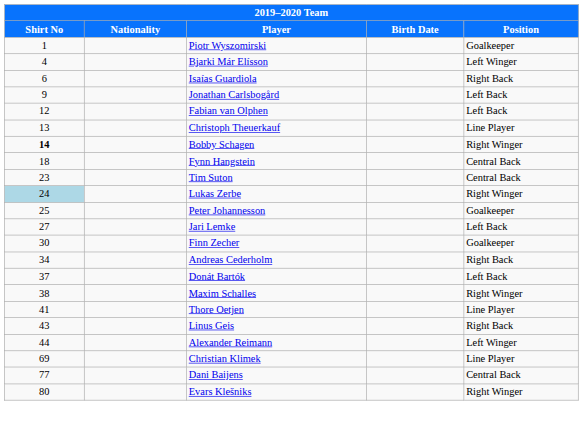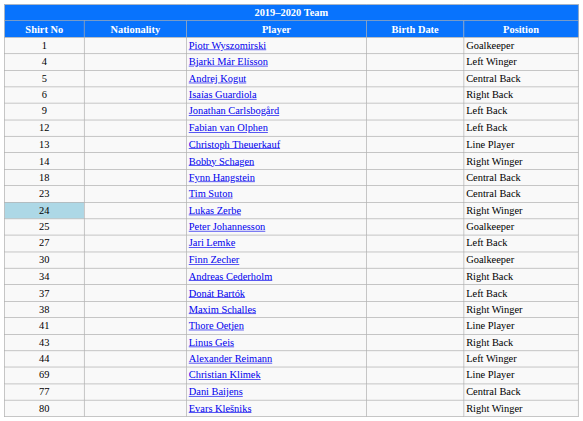+ row: (217, 78)
(44, 144) bold -> (44, 161) normal
